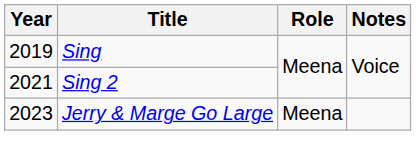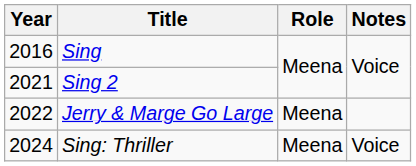(31, 51) 2019 -> (31, 51) 2016
(31, 113) 2023 -> (31, 113) 2022
+ row: (117, 144)
